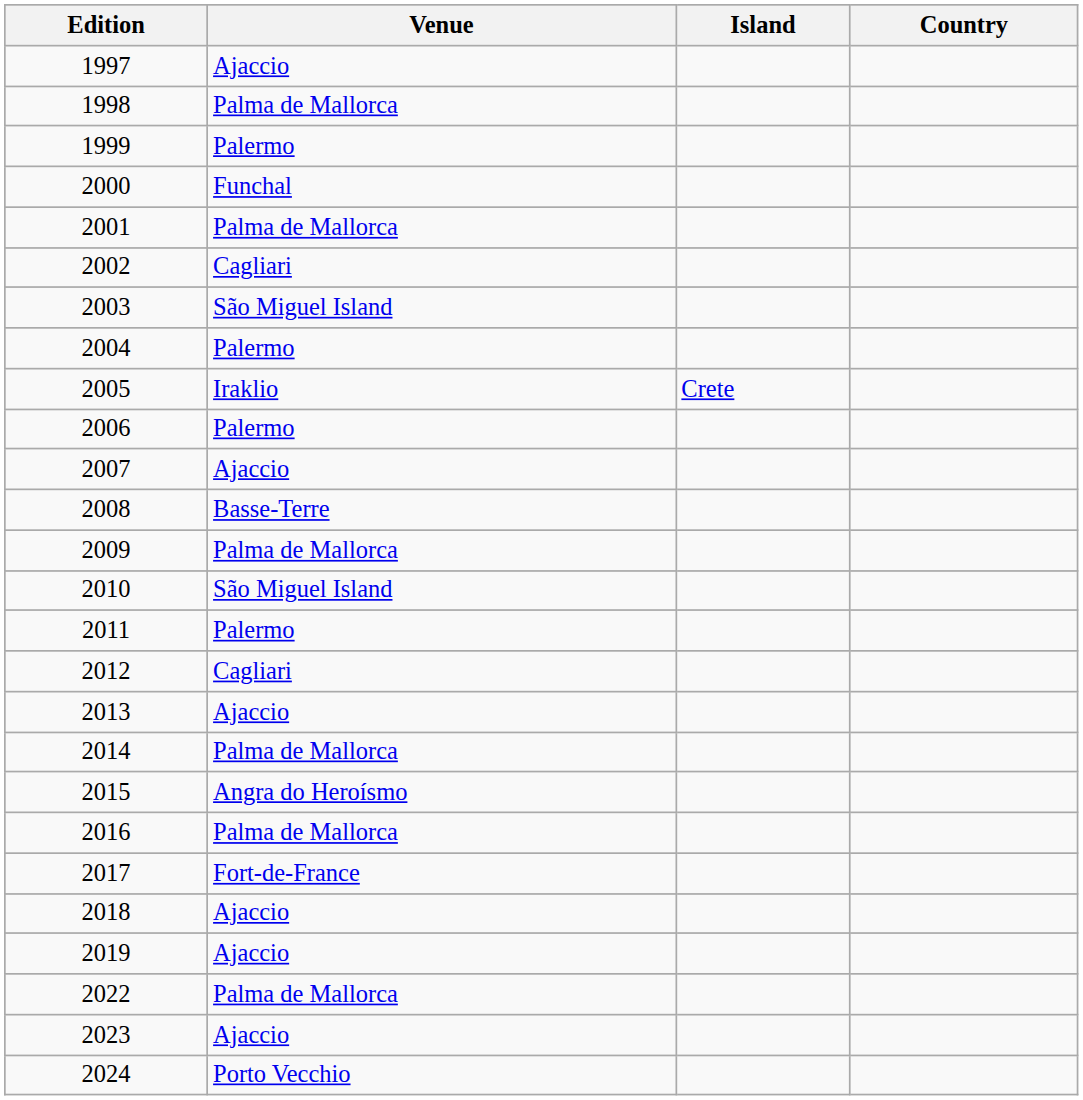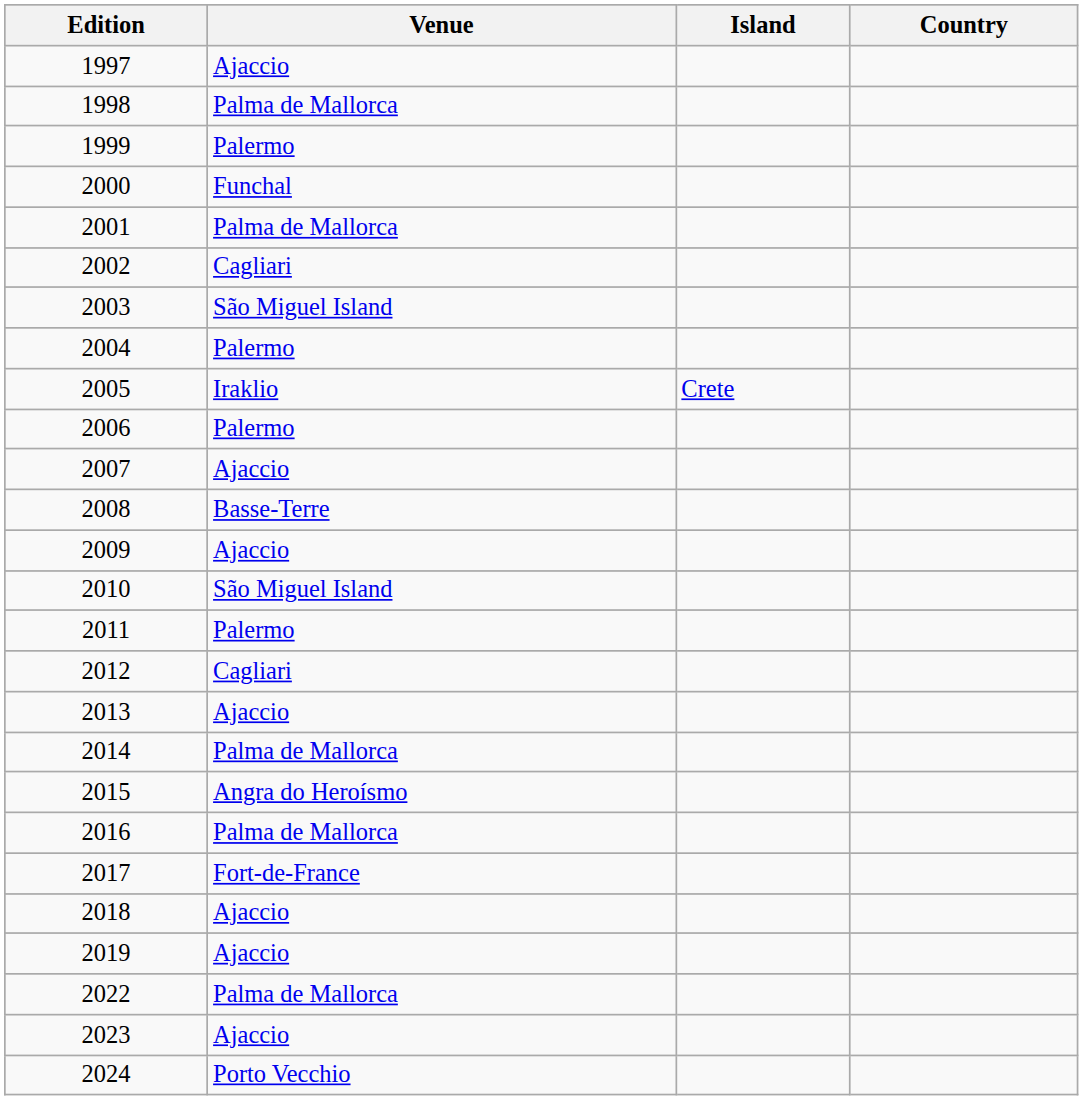(305, 549) Palma de Mallorca -> (251, 549) Ajaccio
